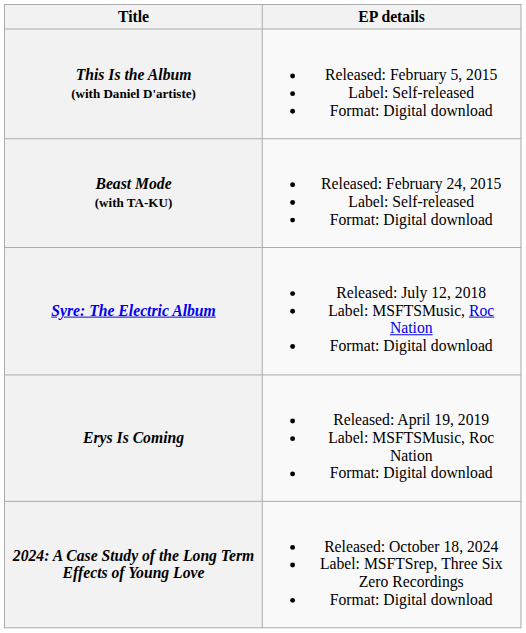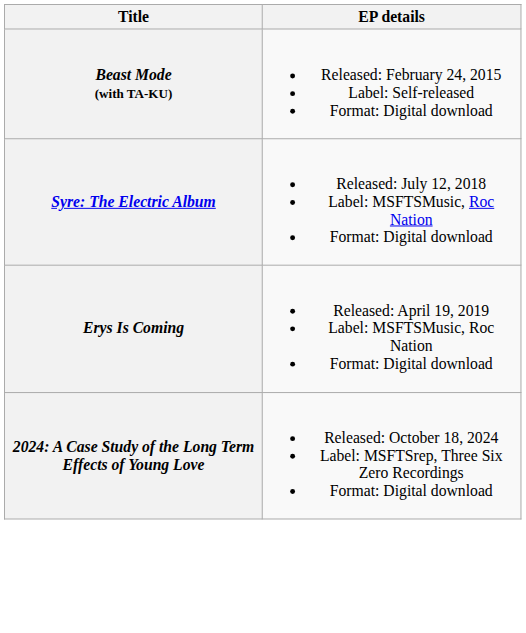- row: (134, 83)
